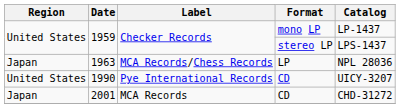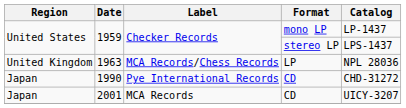(22, 62) Japan -> (50, 62) United Kingdom
(46, 79) United States -> (22, 79) Japan
(365, 79) UICY-3207 -> (371, 79) CHD-31272
(365, 95) CHD-31272 -> (371, 95) UICY-3207
